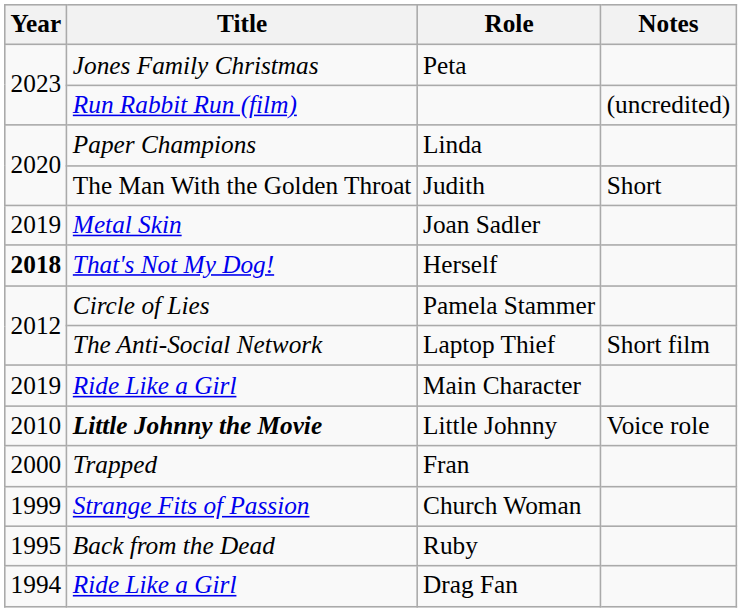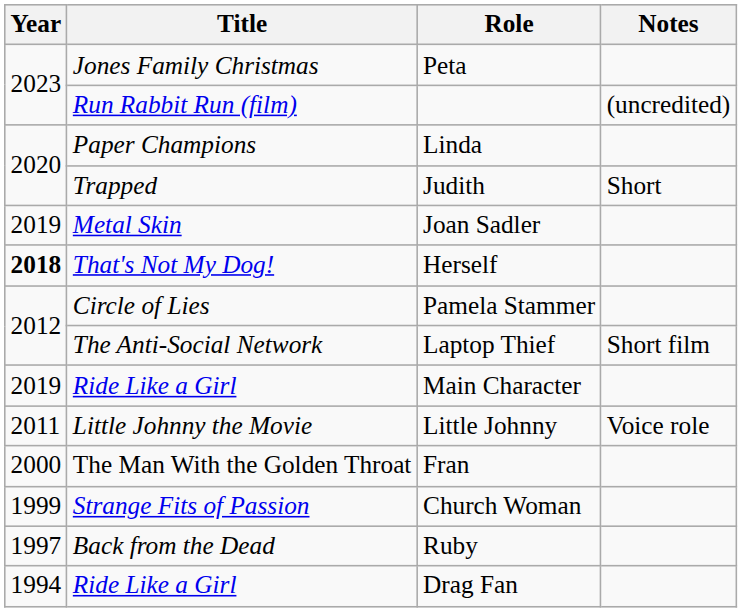(242, 184) The Man With the Golden Throat -> (115, 184) Trapped
(36, 425) 2010 -> (35, 425) 2011
(197, 425) bold -> (193, 425) normal
(115, 465) Trapped -> (242, 465) The Man With the Golden Throat
(36, 545) 1995 -> (36, 545) 1997
